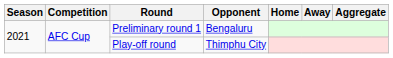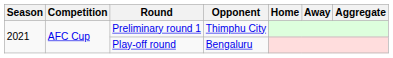(229, 28) Bengaluru -> (236, 28) Thimphu City
(236, 45) Thimphu City -> (229, 45) Bengaluru
